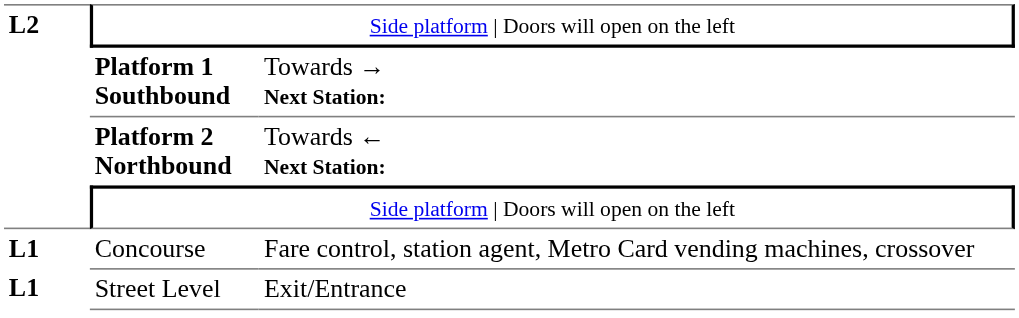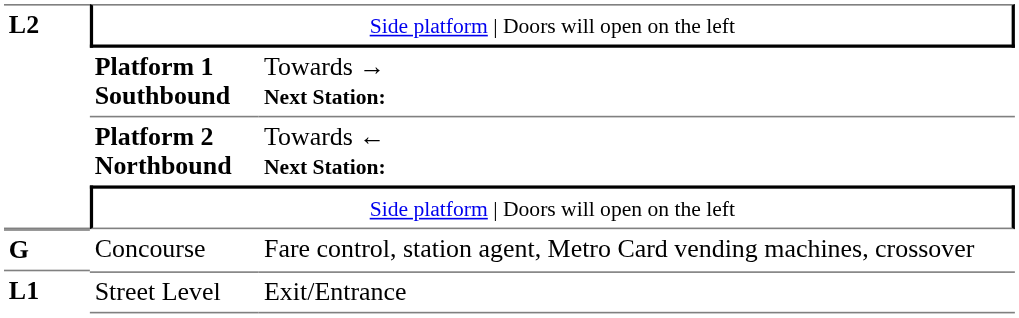(24, 248) L1 -> (19, 249) G
